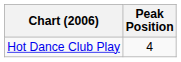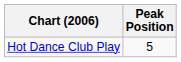(150, 47) 4 -> (150, 47) 5
